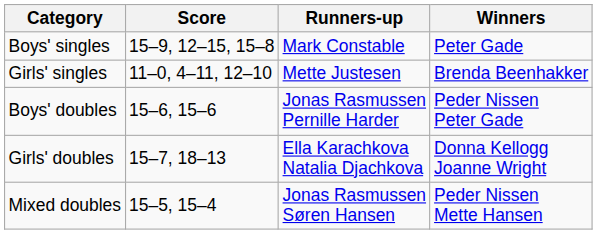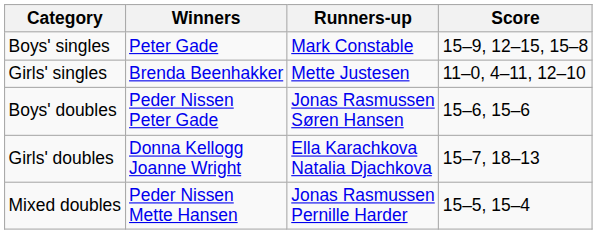columns swapped: (511, 18) <-> (202, 18)
(354, 111) Jonas Rasmussen Pernille Harder -> (363, 111) Jonas Rasmussen Søren Hansen
(354, 205) Jonas Rasmussen Søren Hansen -> (363, 205) Jonas Rasmussen Pernille Harder
